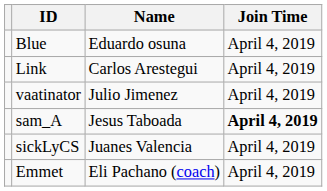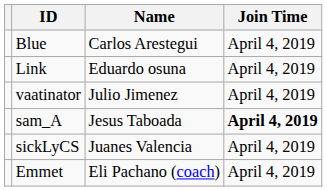(137, 43) Eduardo osuna -> (143, 43) Carlos Arestegui
(143, 69) Carlos Arestegui -> (137, 69) Eduardo osuna
